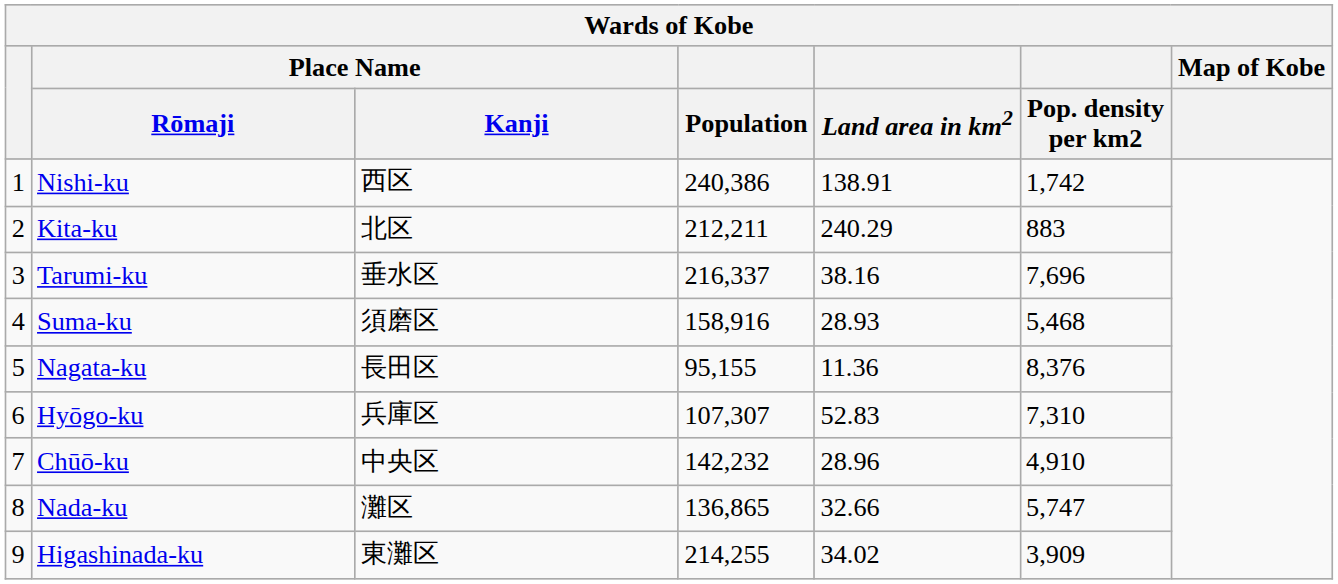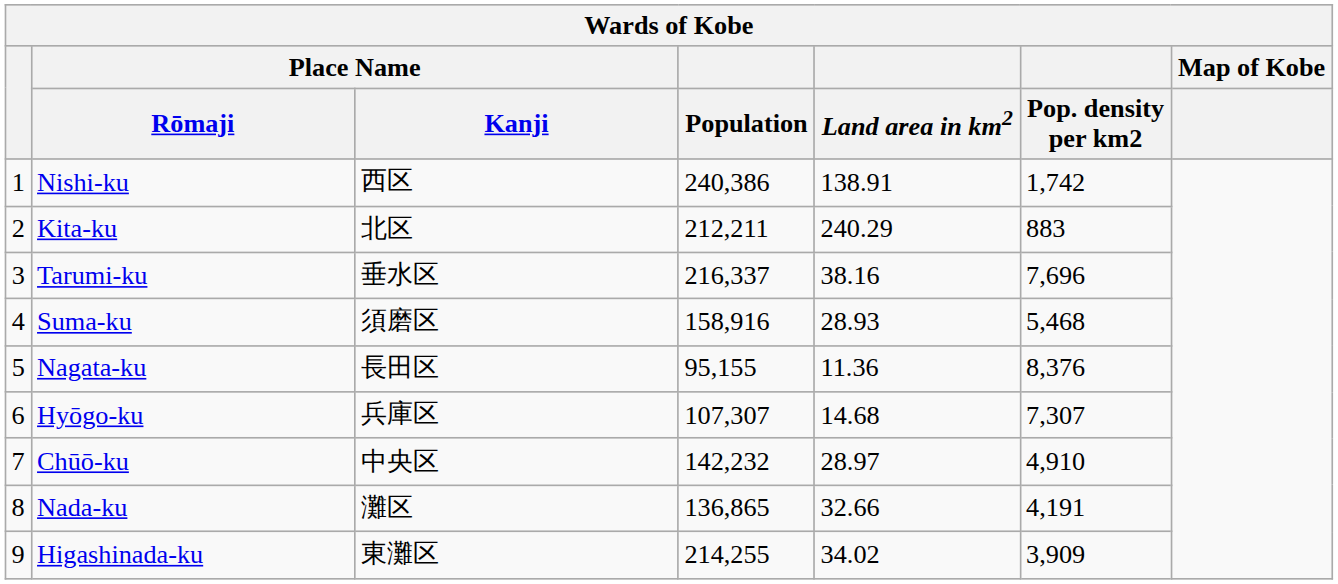(850, 414) 52.83 -> (850, 414) 14.68
(1056, 414) 7,310 -> (1056, 414) 7,307
(850, 461) 28.96 -> (850, 461) 28.97
(1056, 507) 5,747 -> (1056, 507) 4,191
